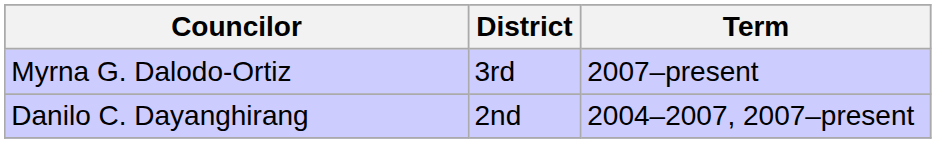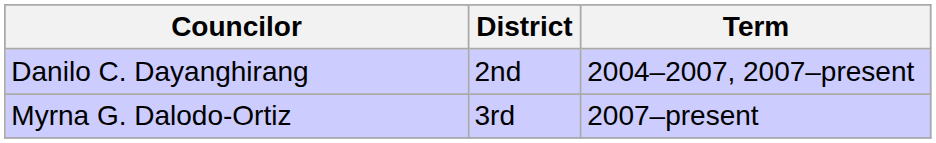rows swapped: (151, 71) <-> (160, 115)
